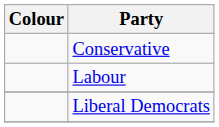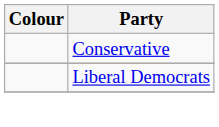- row: (99, 77)
